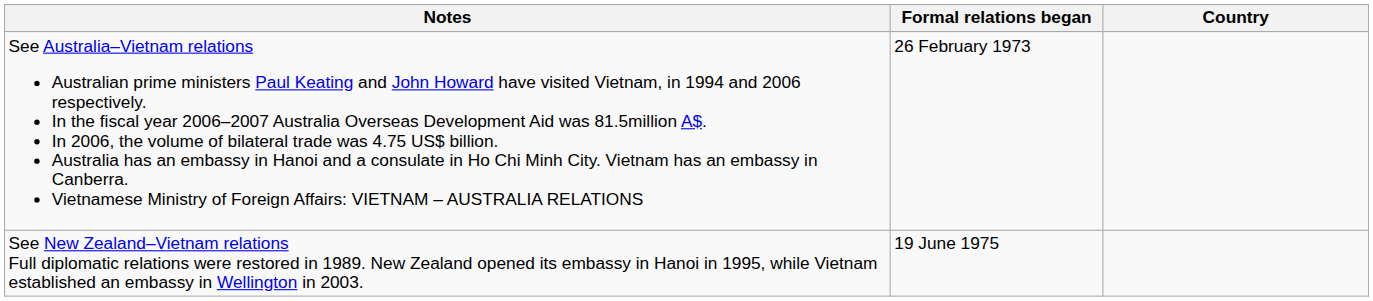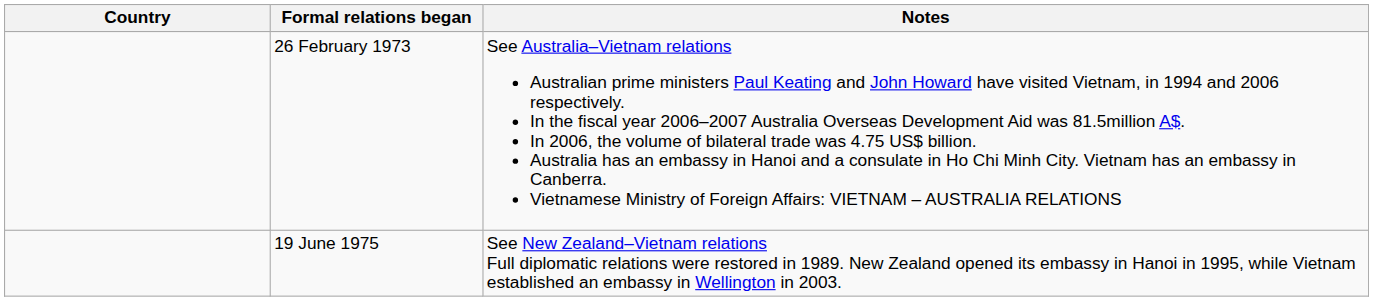columns swapped: (1236, 18) <-> (447, 18)
